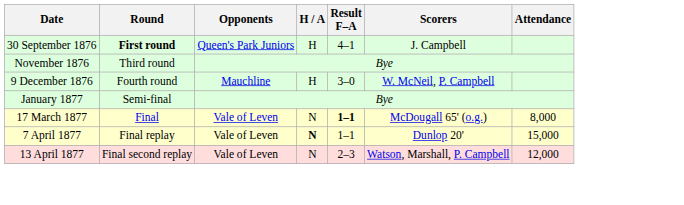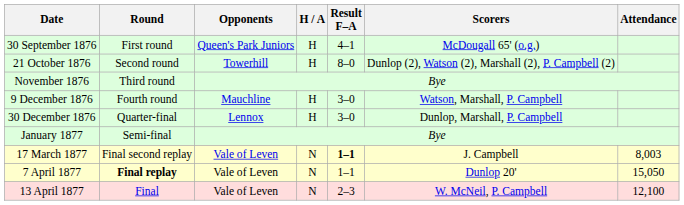(147, 44) bold -> (147, 44) normal
(438, 44) J. Campbell -> (491, 44) McDougall 65' (o.g.)
+ row: (52, 63)
(438, 81) W. McNeil, P. Campbell -> (491, 99) Watson, Marshall, P. Campbell
+ row: (52, 117)
(147, 117) Final -> (147, 154) Final second replay
(438, 117) McDougall 65' (o.g.) -> (491, 154) J. Campbell
(543, 117) 8,000 -> (648, 154) 8,003
(147, 136) normal -> (147, 172) bold
(312, 136) bold -> (312, 172) normal
(543, 136) 15,000 -> (648, 172) 15,050
(147, 154) Final second replay -> (147, 191) Final
(438, 154) Watson, Marshall, P. Campbell -> (491, 191) W. McNeil, P. Campbell
(543, 154) 12,000 -> (648, 191) 12,100
